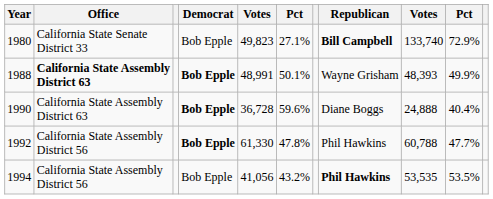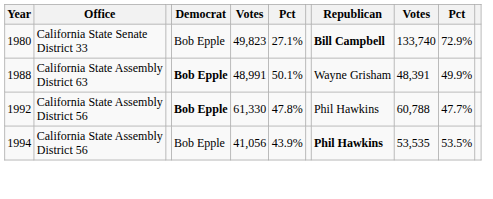(103, 75) bold -> (100, 75) normal
(421, 75) 48,393 -> (413, 75) 48,391
- row: (19, 109)
(295, 177) 43.2% -> (287, 143) 43.9%
